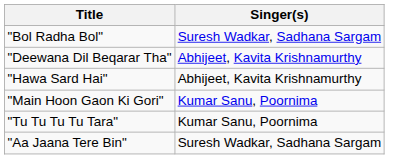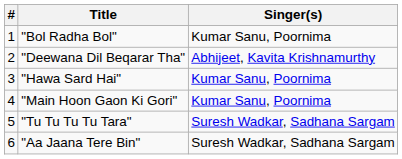+ column: (11, 15)
(279, 36) Suresh Wadkar, Sadhana Sargam -> (261, 36) Kumar Sanu, Poornima
(270, 79) Abhijeet, Kavita Krishnamurthy -> (261, 79) Kumar Sanu, Poornima
(248, 121) Kumar Sanu, Poornima -> (293, 121) Suresh Wadkar, Sadhana Sargam
